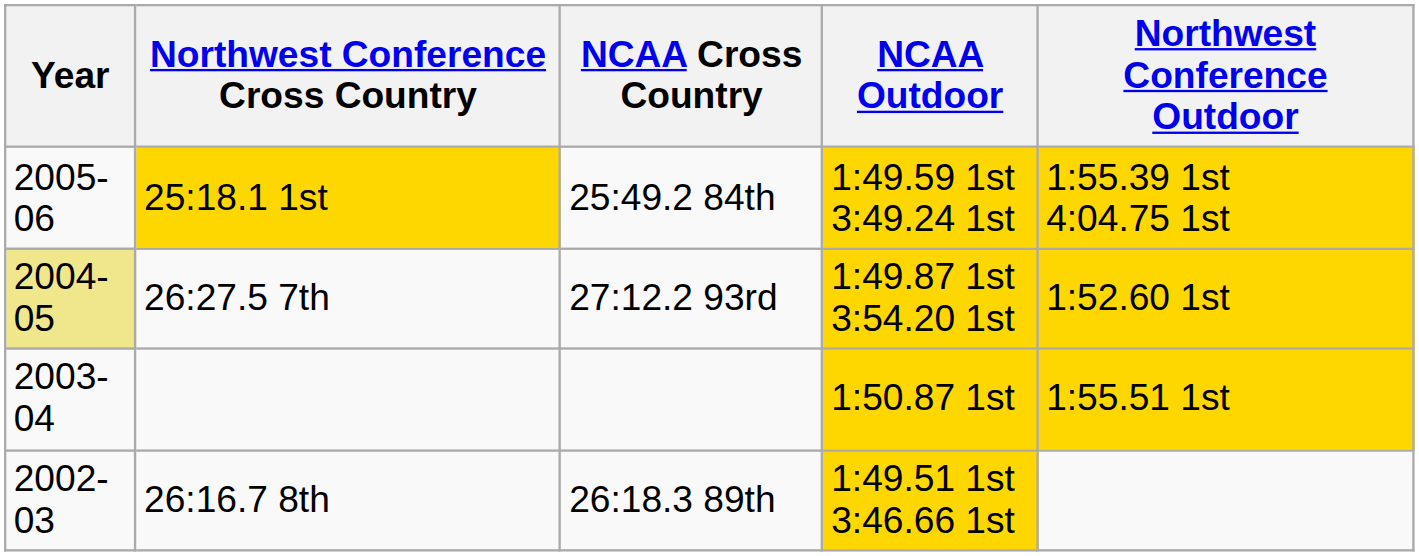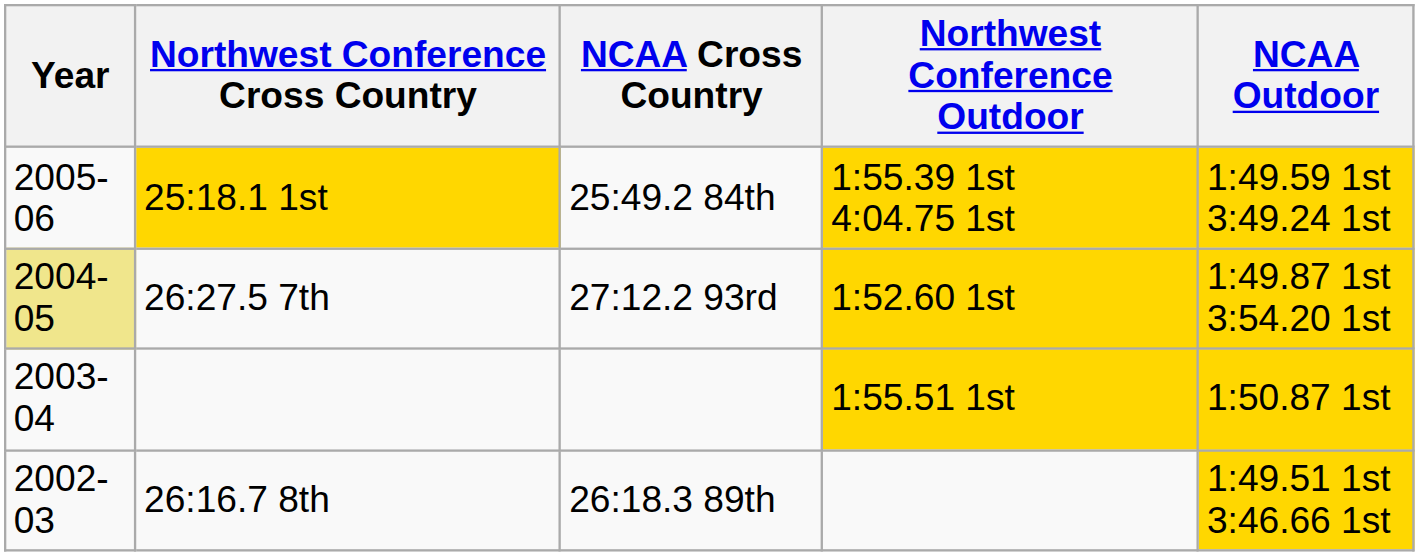columns swapped: (1225, 75) <-> (930, 75)
